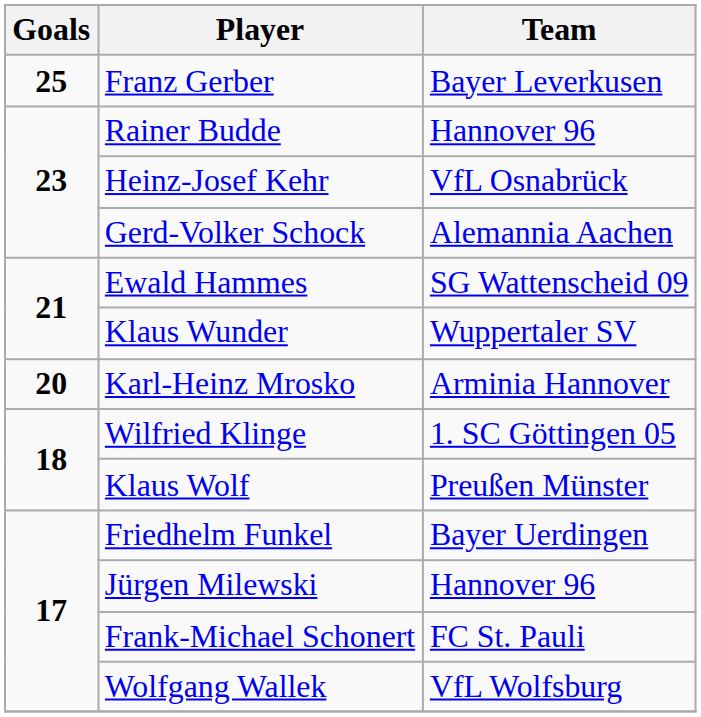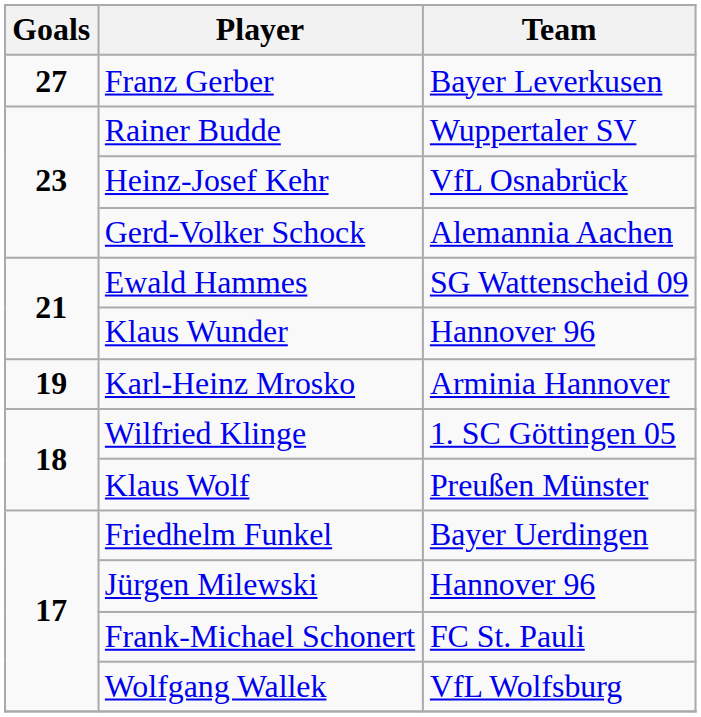(51, 80) 25 -> (51, 80) 27
(513, 130) Hannover 96 -> (533, 130) Wuppertaler SV
(533, 332) Wuppertaler SV -> (513, 332) Hannover 96
(51, 383) 20 -> (51, 383) 19
